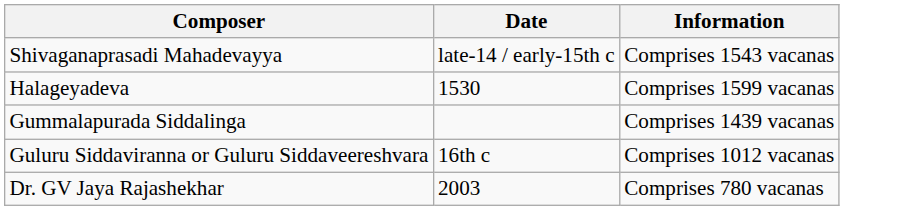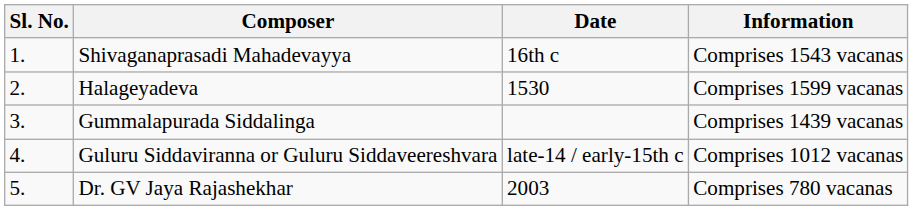+ column: (39, 21)
(526, 54) late-14 / early-15th c -> (533, 54) 16th c
(464, 155) 16th c -> (595, 155) late-14 / early-15th c
